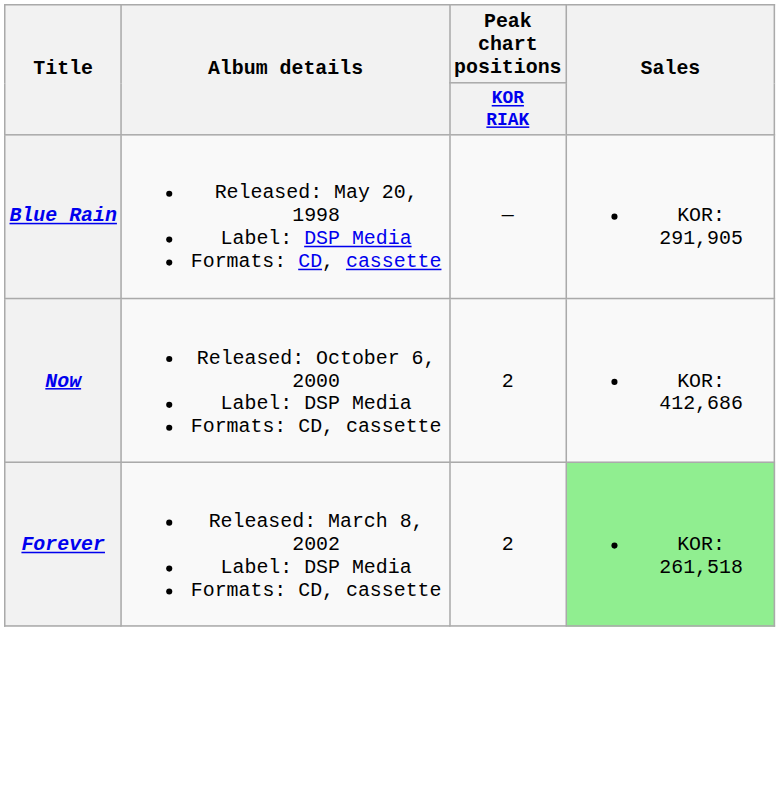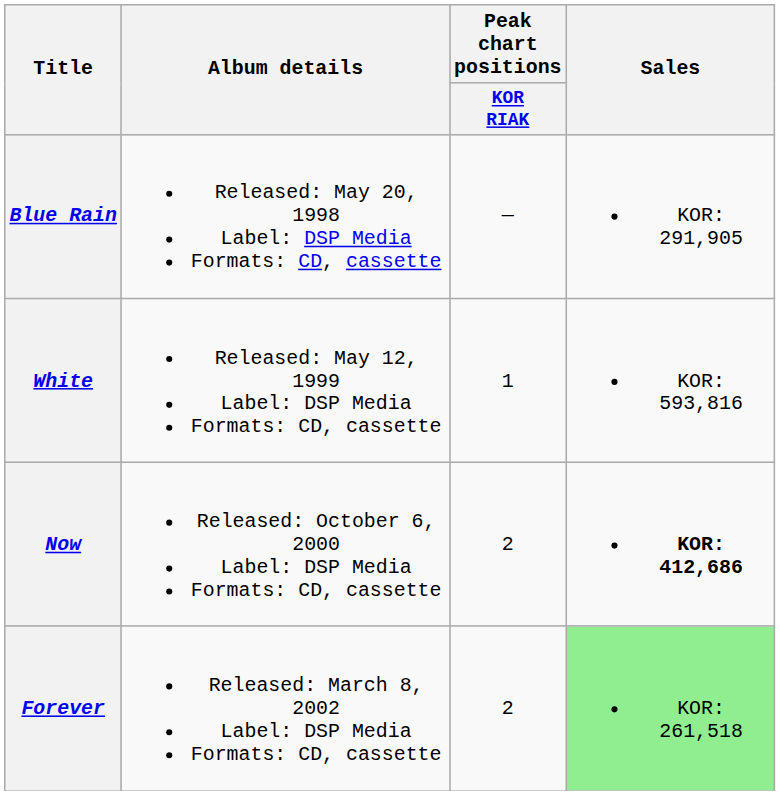+ row: (63, 381)
(670, 392) normal -> (670, 556) bold
